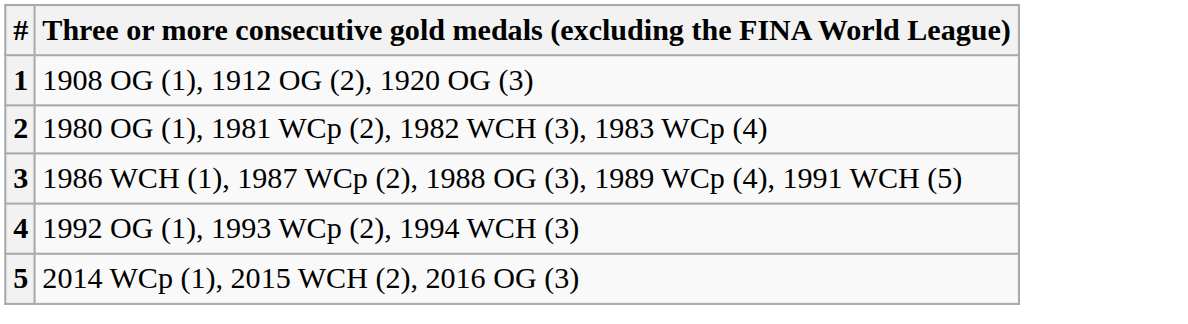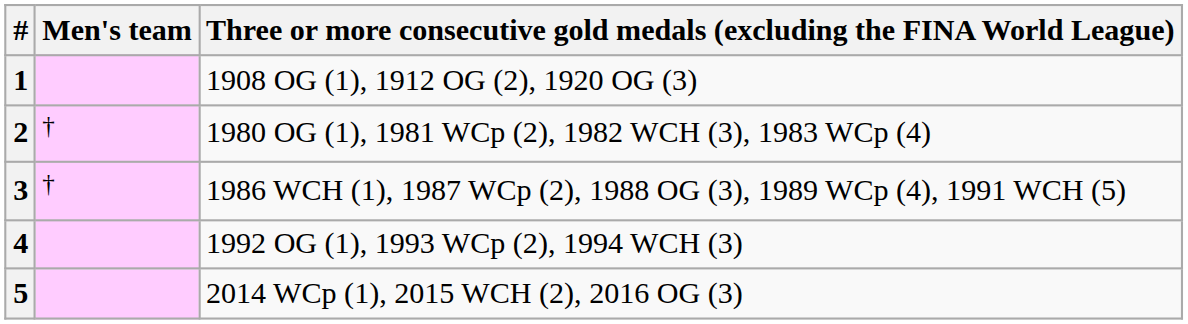+ column: (117, 29)
